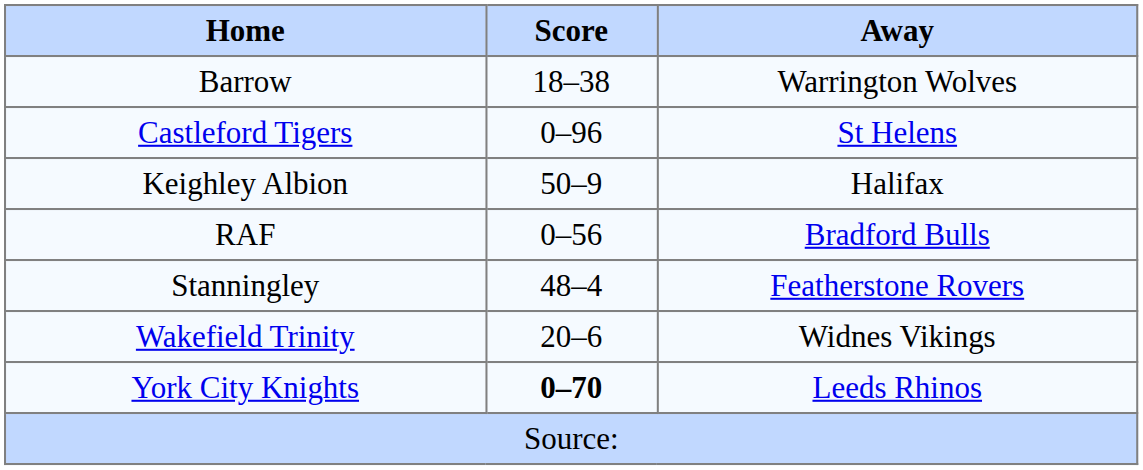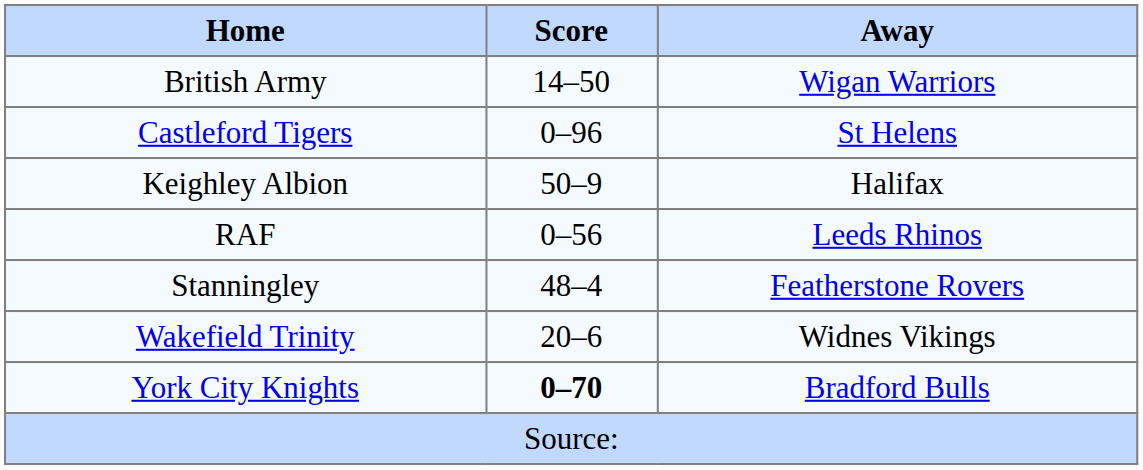- row: (245, 80)
+ row: (245, 80)
(897, 233) Bradford Bulls -> (897, 233) Leeds Rhinos
(897, 386) Leeds Rhinos -> (897, 386) Bradford Bulls
